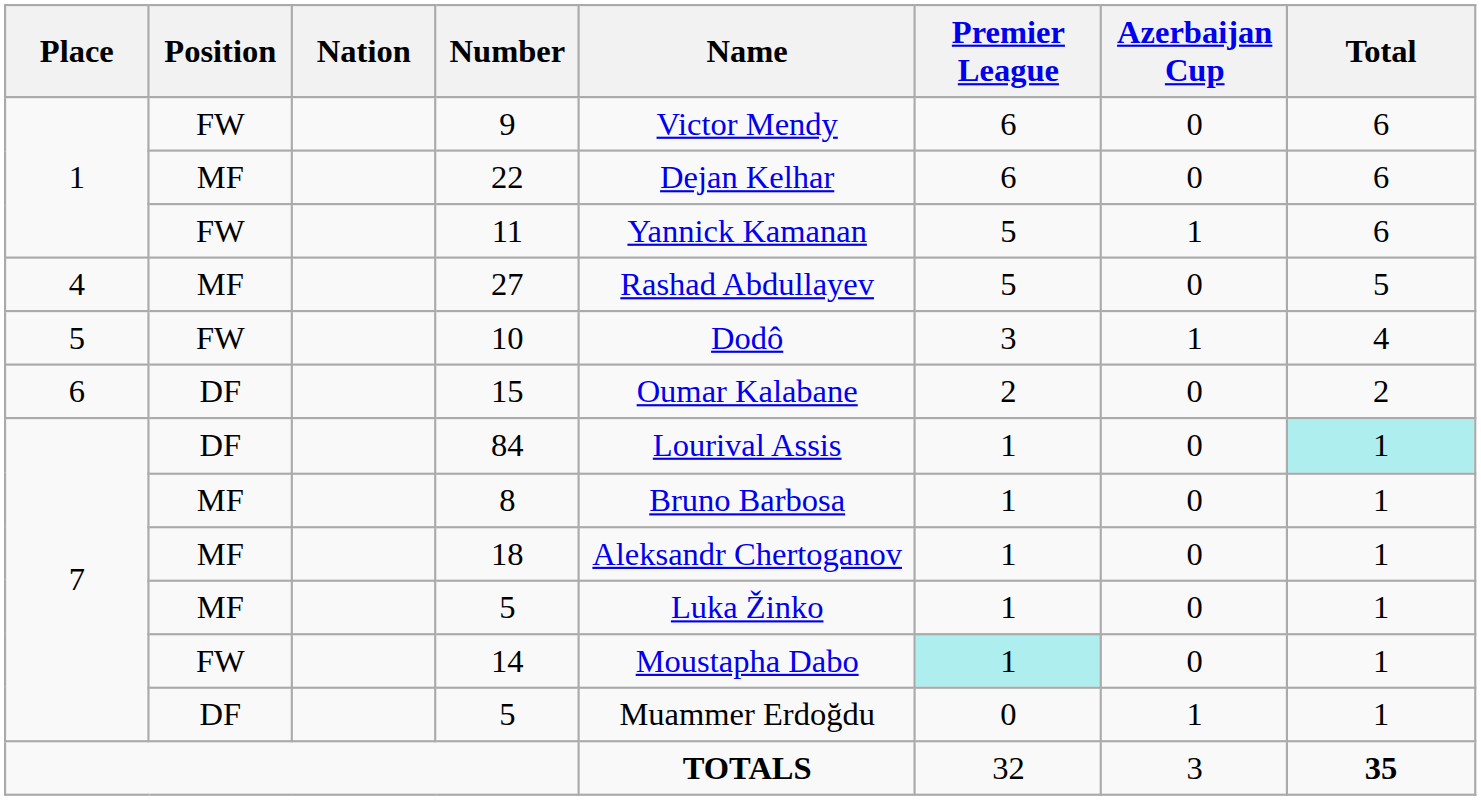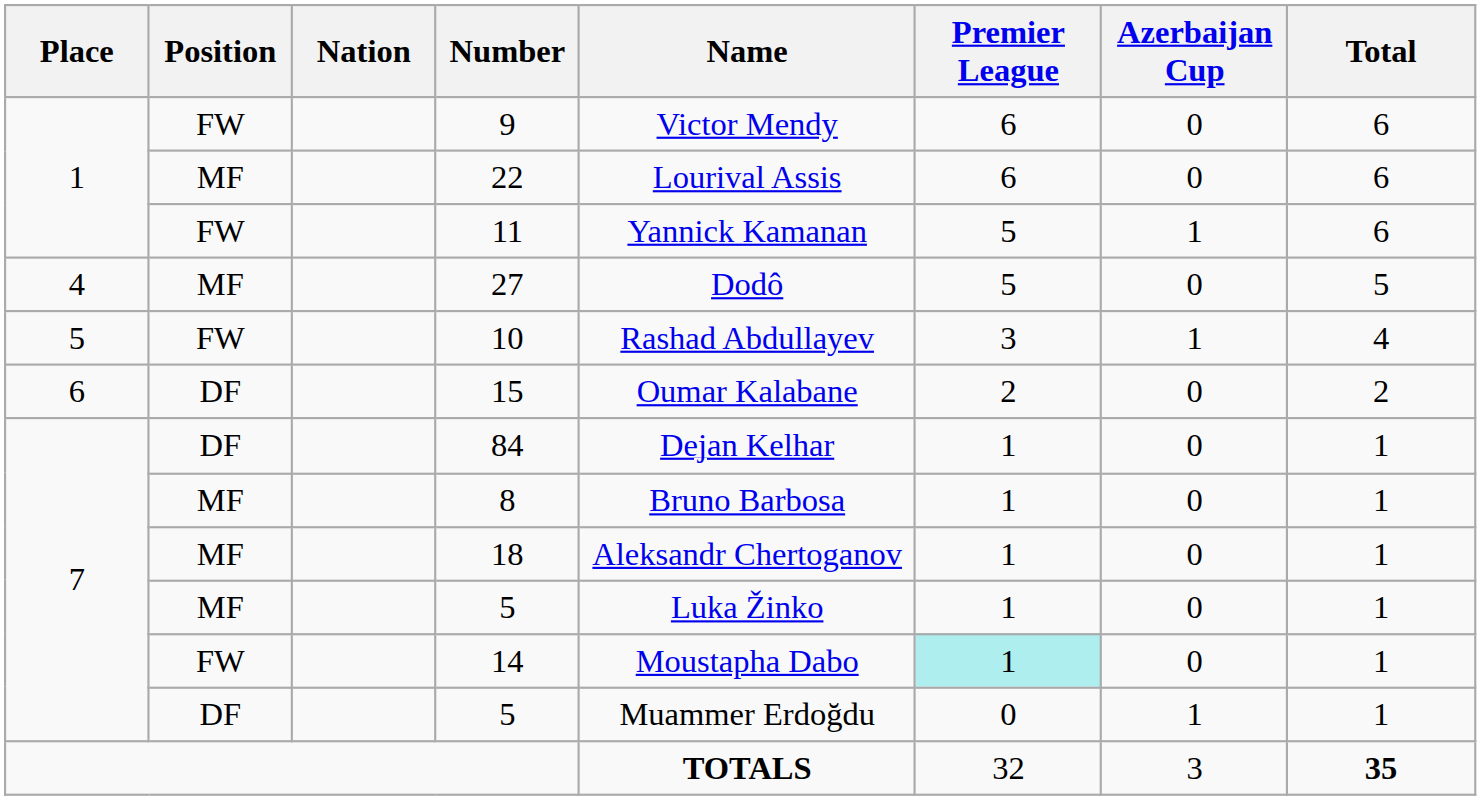(747, 177) Dejan Kelhar -> (747, 177) Lourival Assis
(747, 284) Rashad Abdullayev -> (747, 284) Dodô
(747, 338) Dodô -> (747, 338) Rashad Abdullayev
(747, 445) Lourival Assis -> (747, 445) Dejan Kelhar
(1381, 445) paleturquoise background -> (1381, 445) no background
